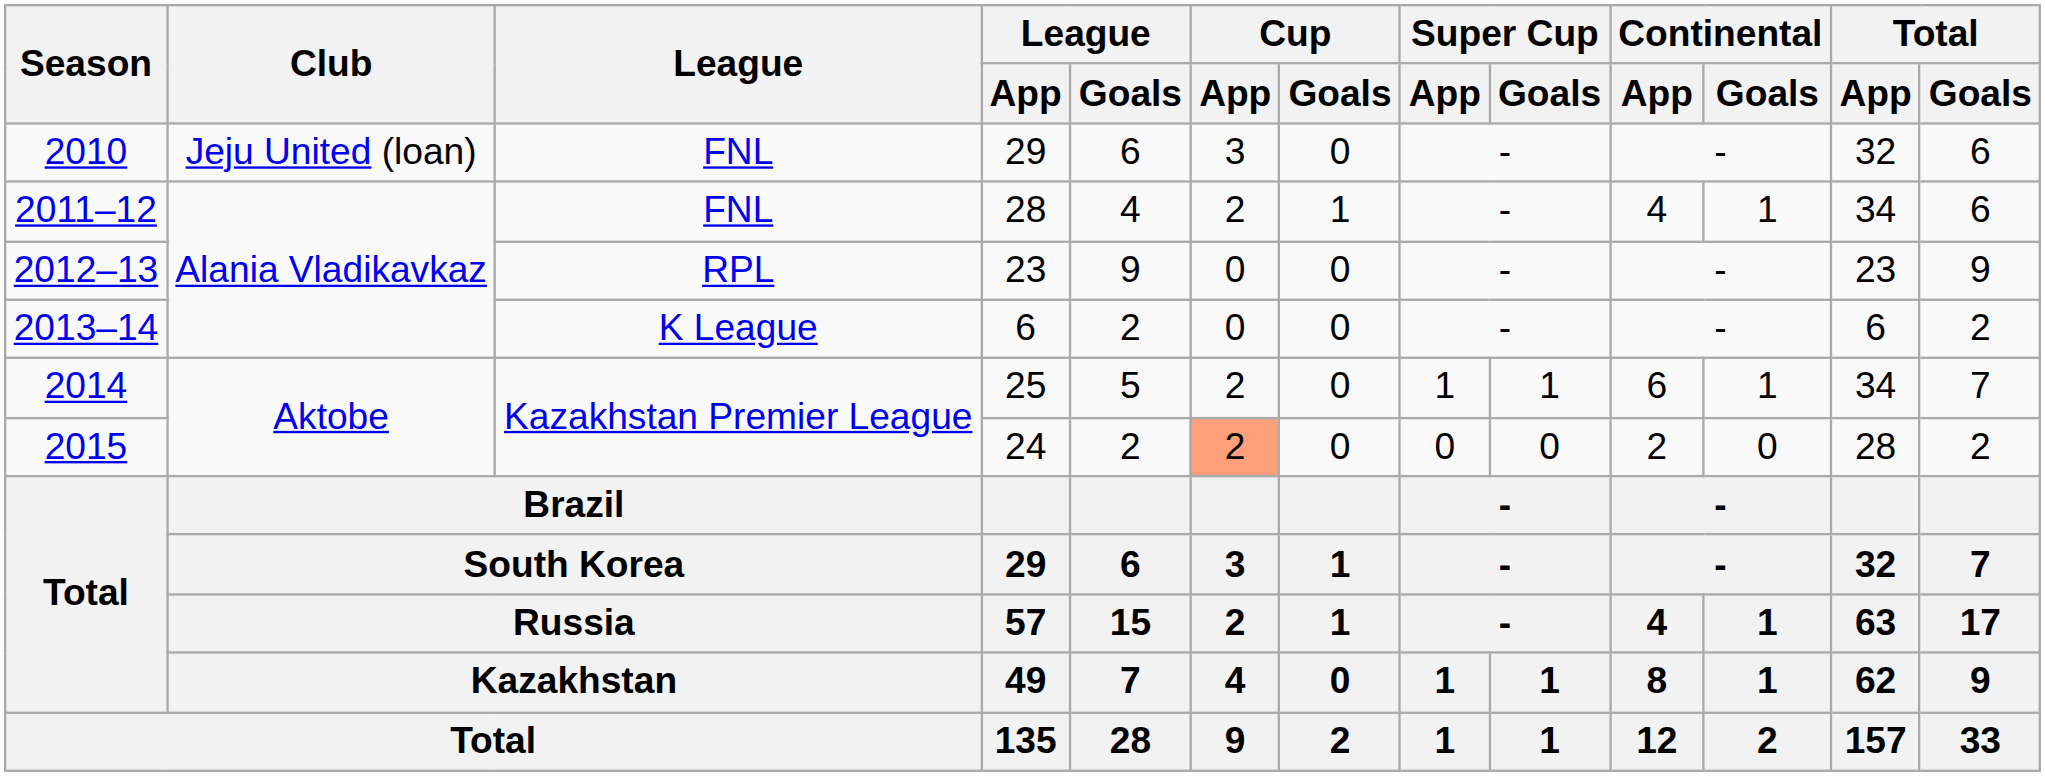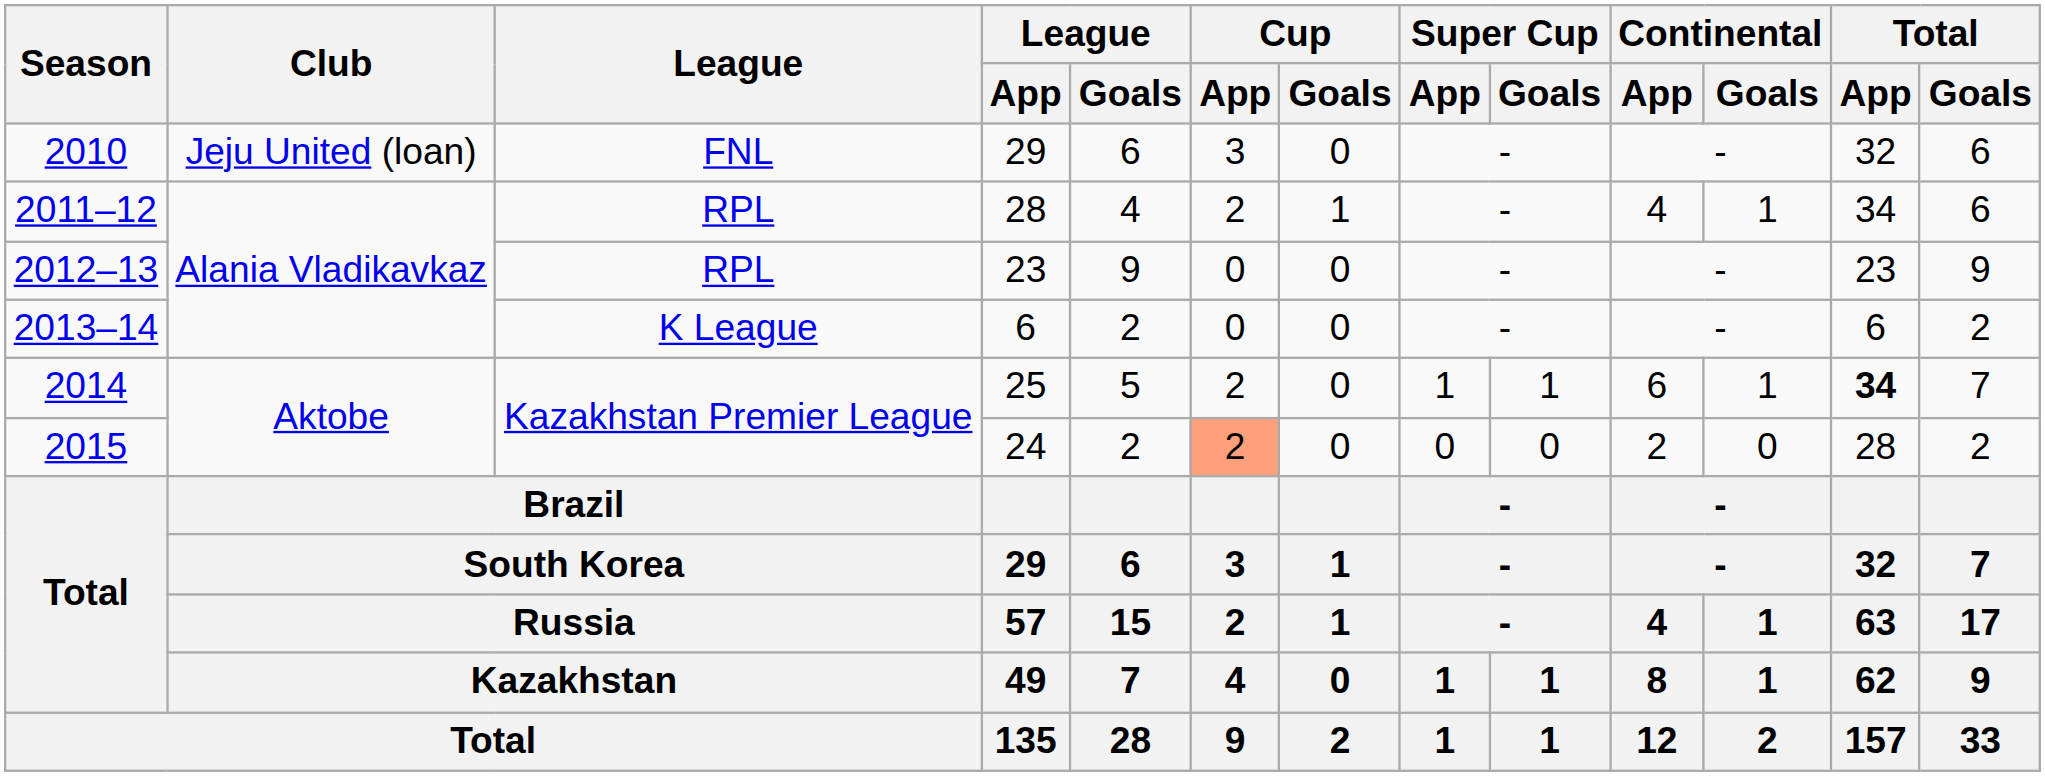(738, 210) FNL -> (738, 210) RPL
(1876, 387) normal -> (1876, 387) bold
